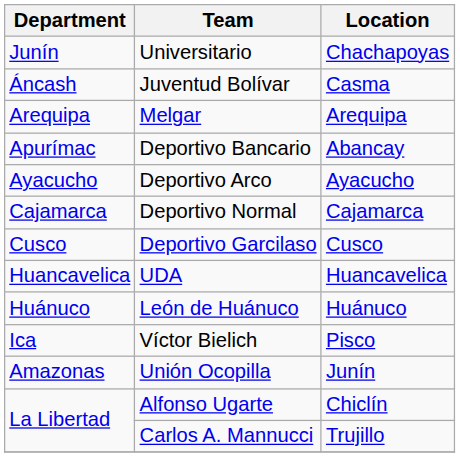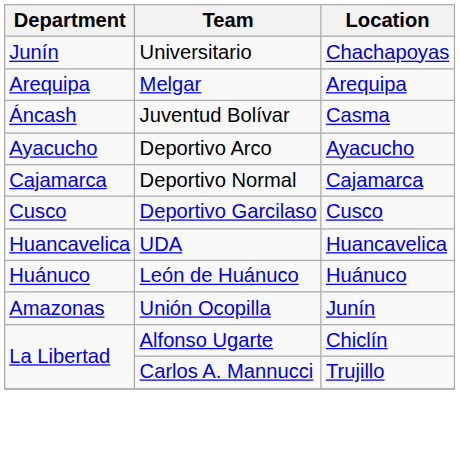rows swapped: (215, 84) <-> (170, 116)
- row: (225, 148)
- row: (198, 340)
